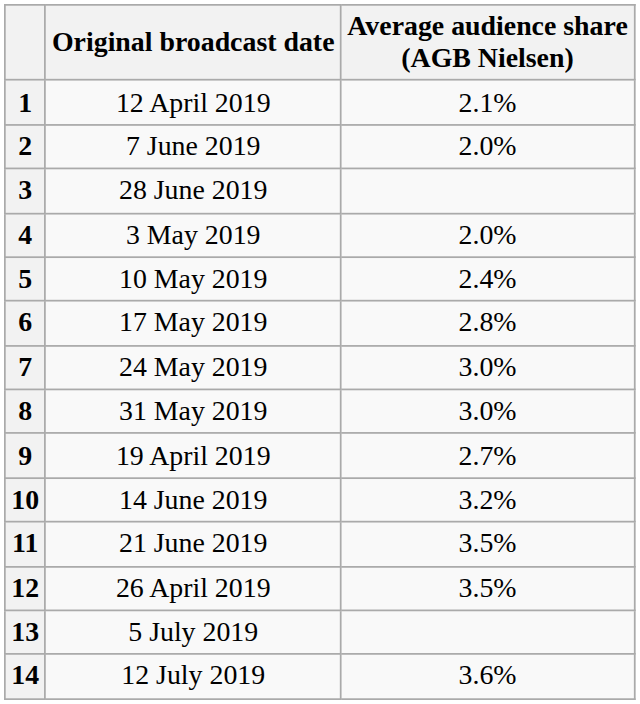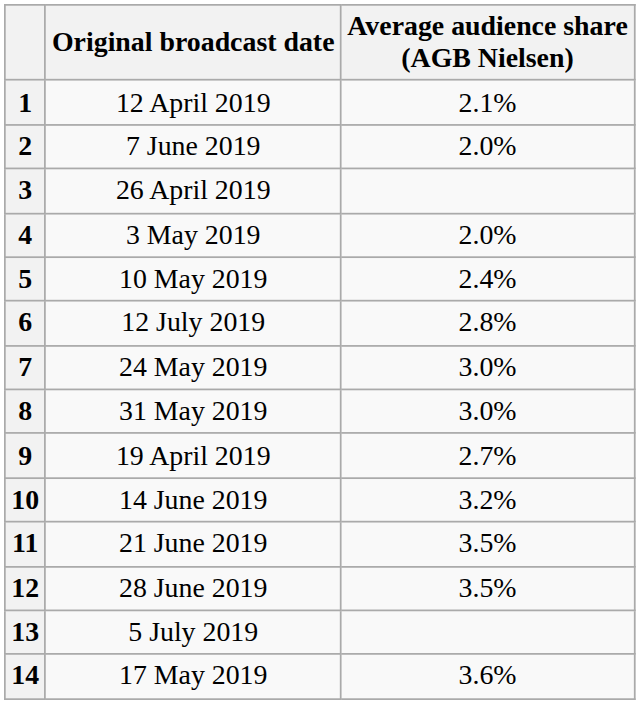(193, 190) 28 June 2019 -> (193, 190) 26 April 2019
(193, 322) 17 May 2019 -> (193, 322) 12 July 2019
(193, 587) 26 April 2019 -> (193, 587) 28 June 2019
(193, 676) 12 July 2019 -> (193, 676) 17 May 2019
